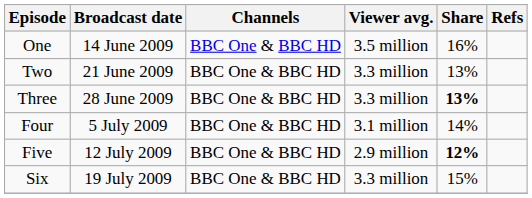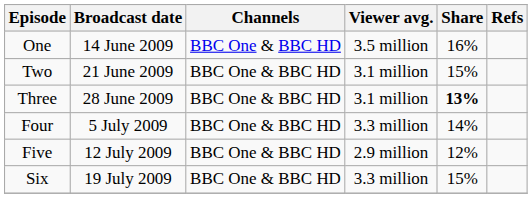(391, 71) 3.3 million -> (391, 71) 3.1 million
(462, 71) 13% -> (462, 71) 15%
(391, 98) 3.3 million -> (391, 98) 3.1 million
(391, 125) 3.1 million -> (391, 125) 3.3 million
(462, 152) bold -> (462, 152) normal
